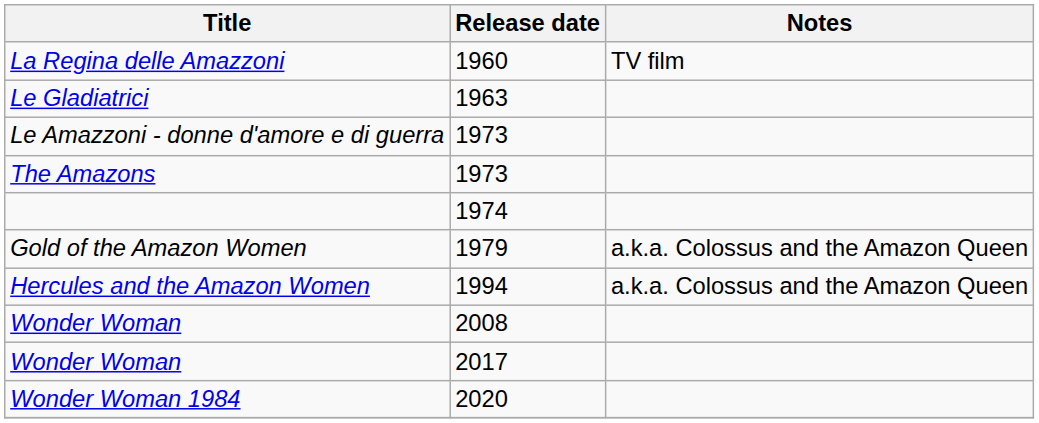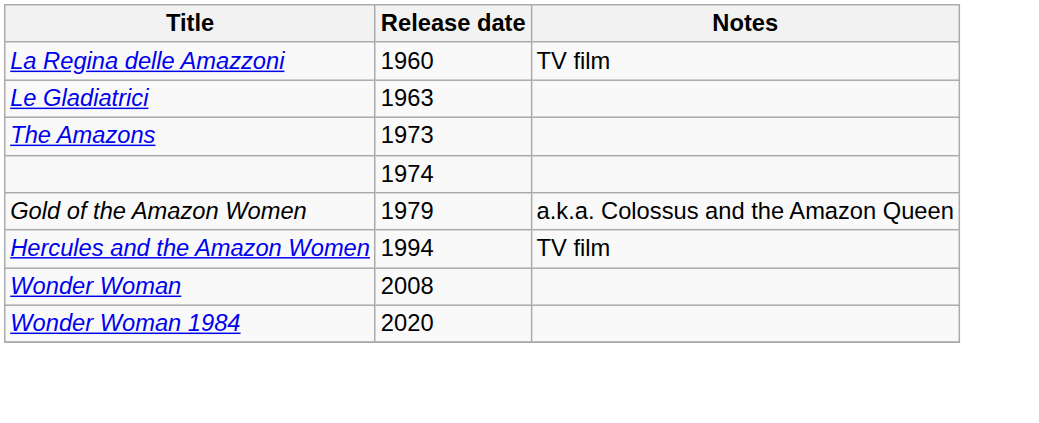- row: (227, 135)
(820, 286) a.k.a. Colossus and the Amazon Queen -> (573, 248) TV film
- row: (96, 361)
